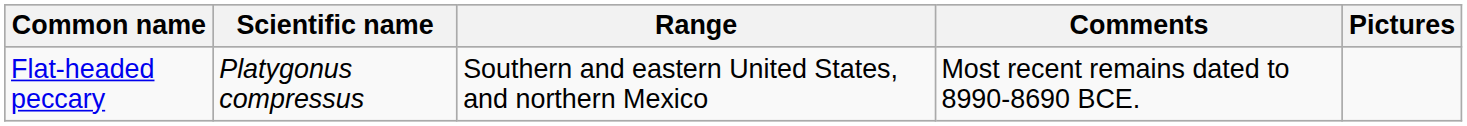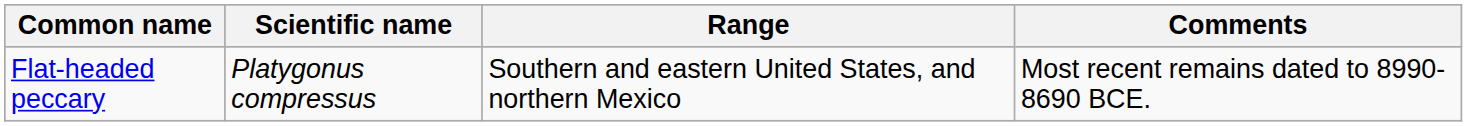- column: (1402, 25)
